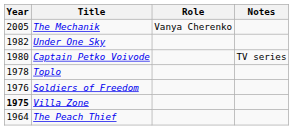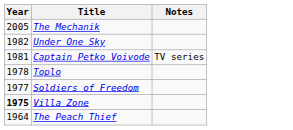- column: (193, 12)
(18, 57) 1980 -> (18, 57) 1981
(18, 87) 1976 -> (18, 87) 1977
